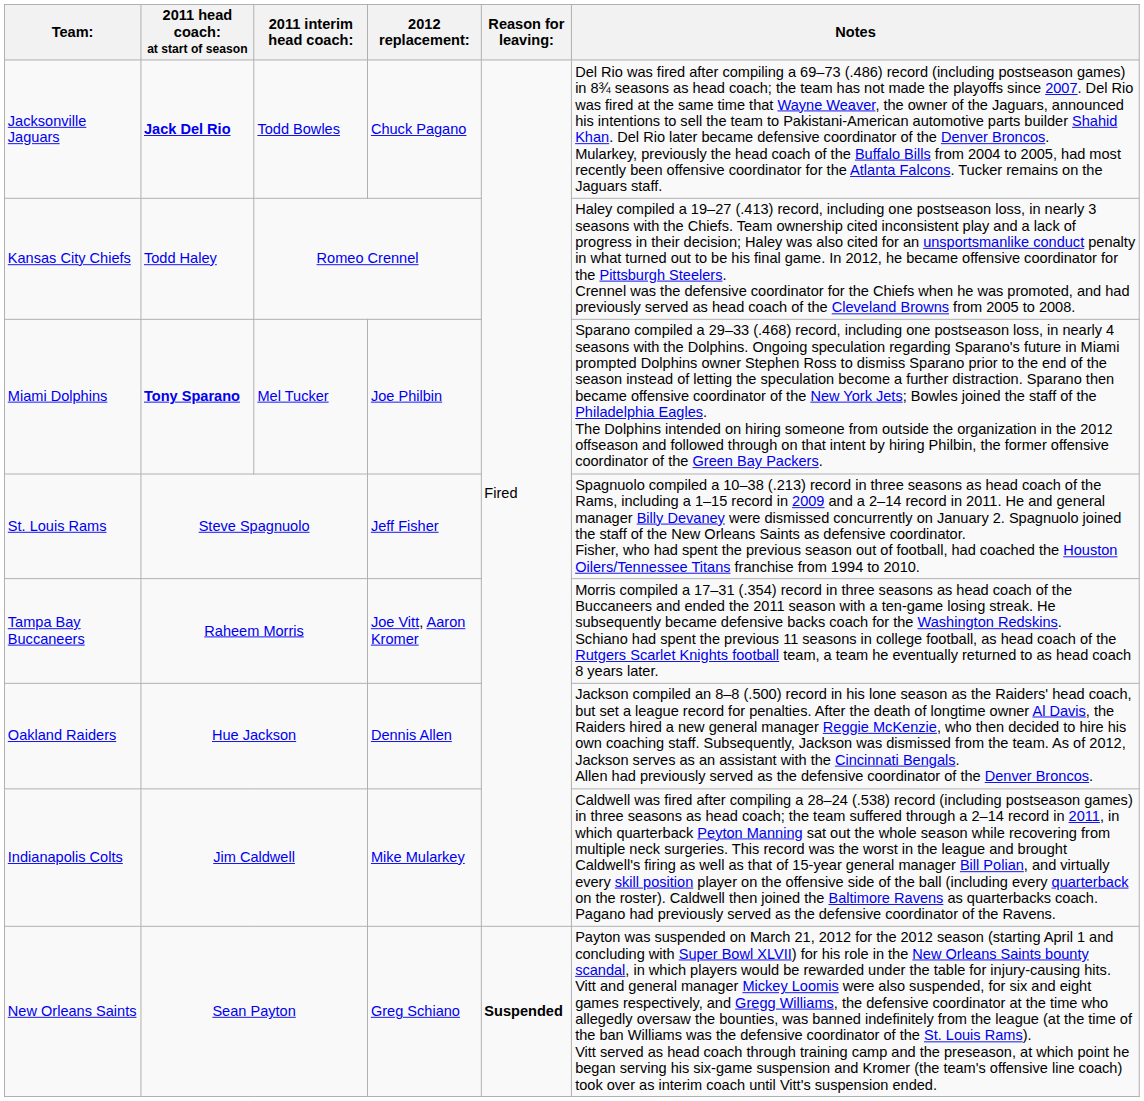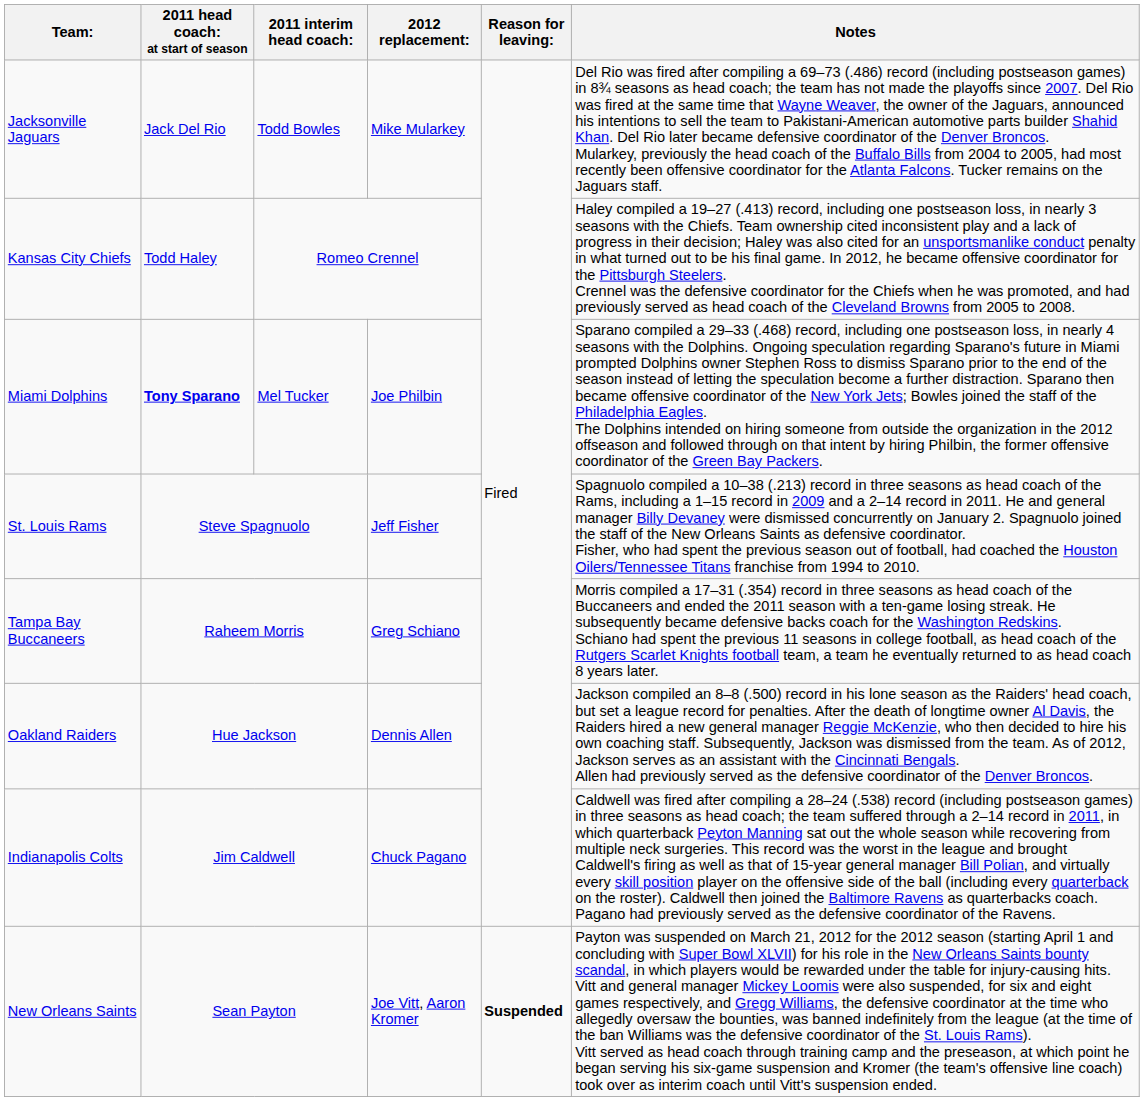(187, 129) bold -> (185, 129) normal
(419, 129) Chuck Pagano -> (418, 129) Mike Mularkey
(418, 631) Joe Vitt, Aaron Kromer -> (415, 631) Greg Schiano
(418, 857) Mike Mularkey -> (419, 857) Chuck Pagano
(415, 1011) Greg Schiano -> (418, 1011) Joe Vitt, Aaron Kromer
